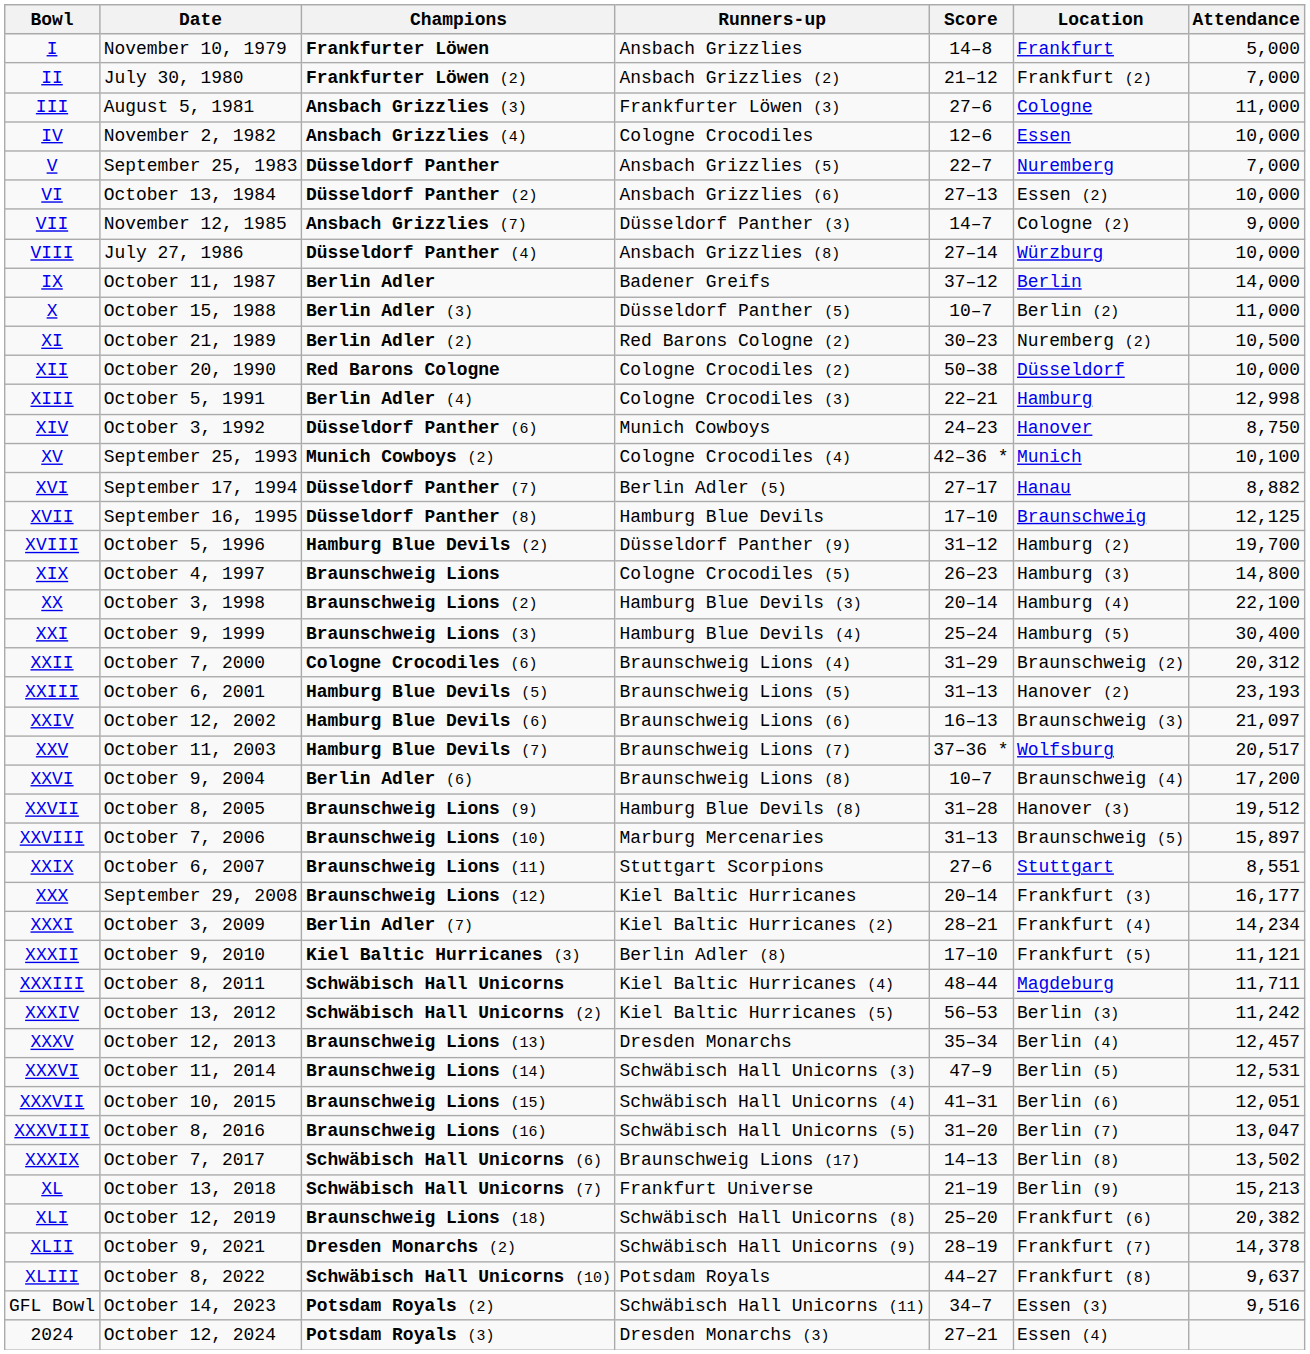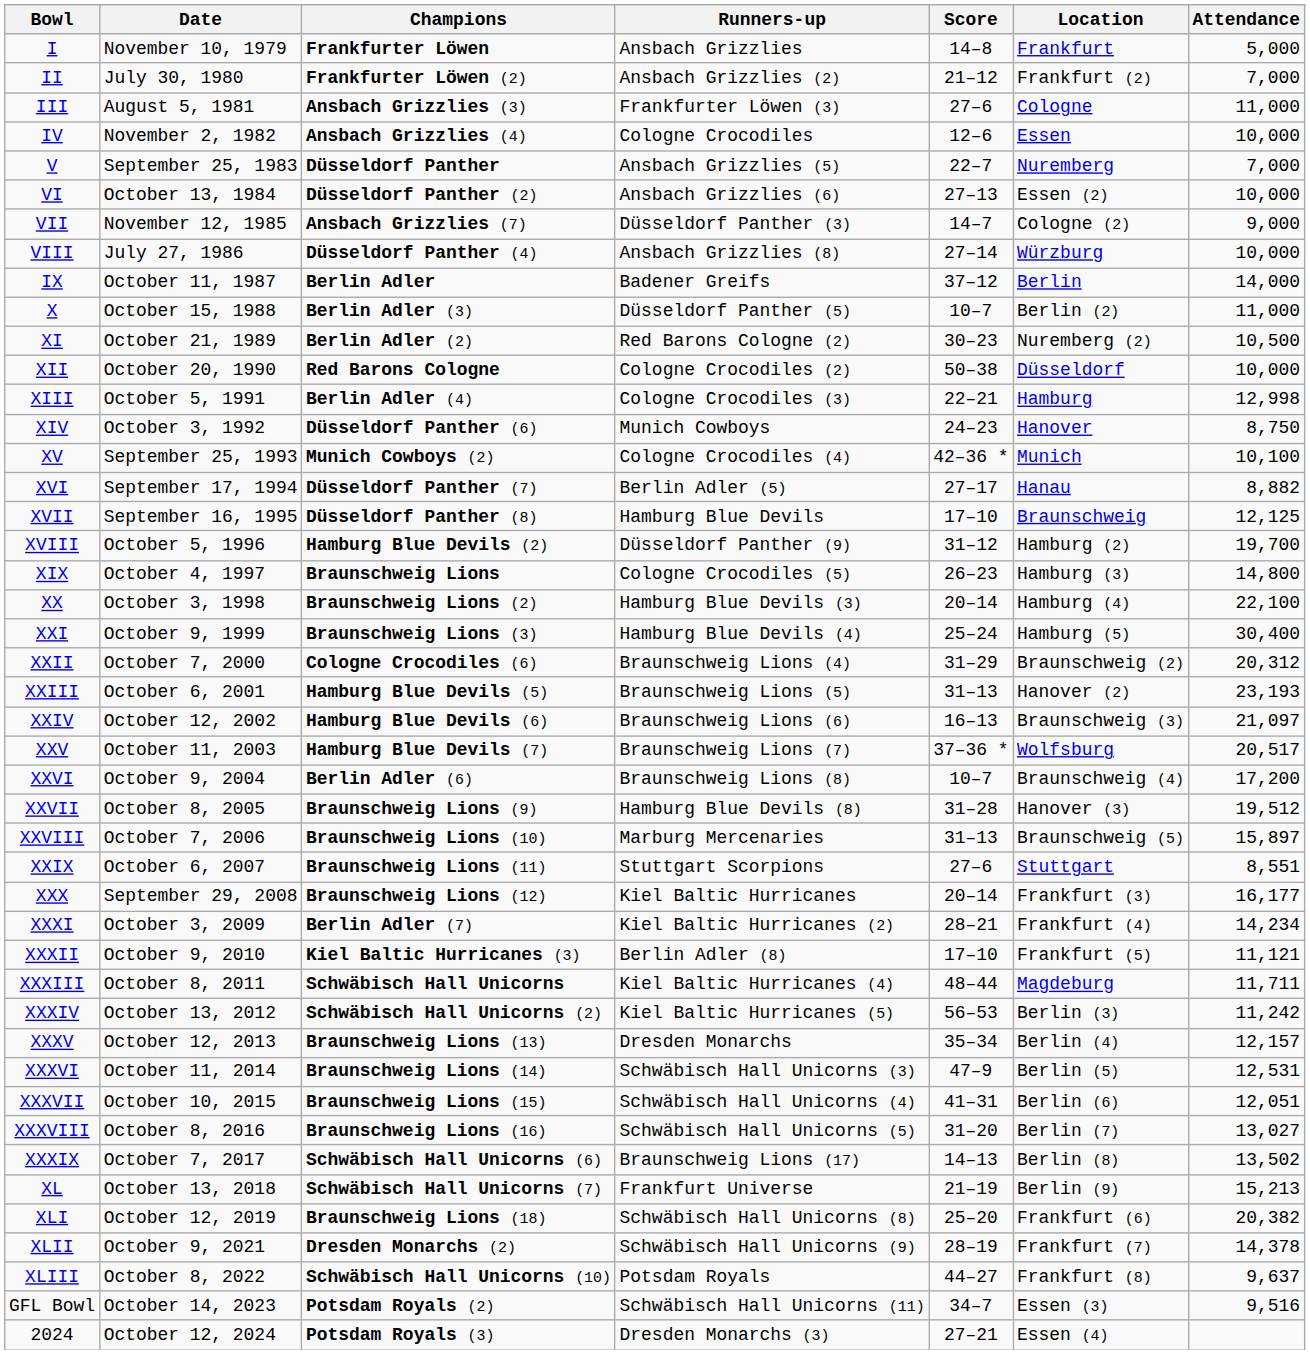(1268, 1043) 12,457 -> (1268, 1043) 12,157
(1268, 1130) 13,047 -> (1268, 1130) 13,027
